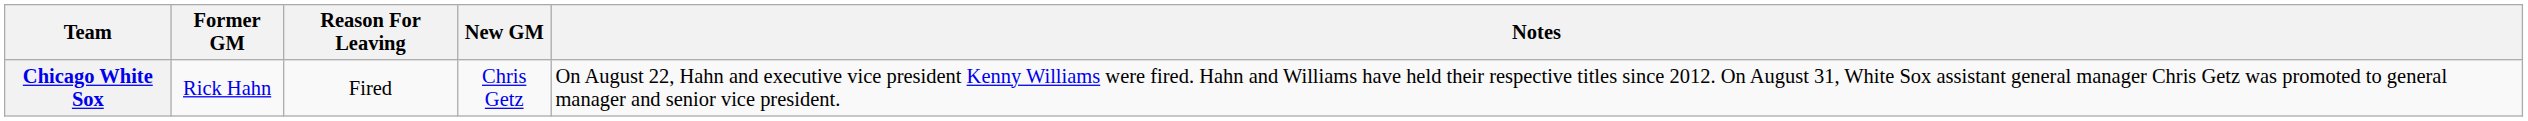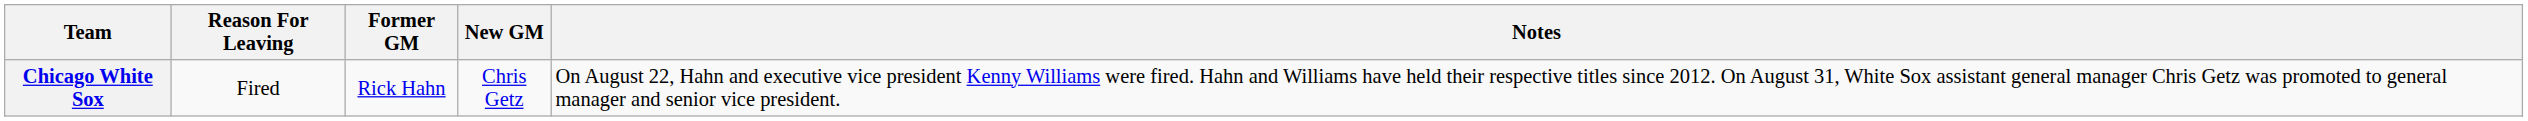columns swapped: (227, 32) <-> (370, 32)
